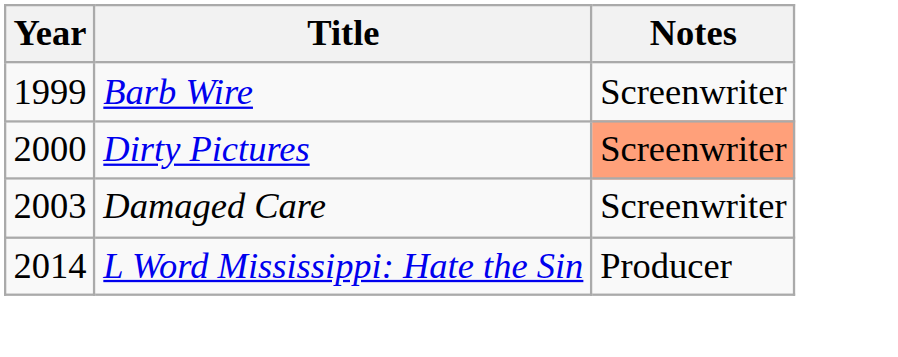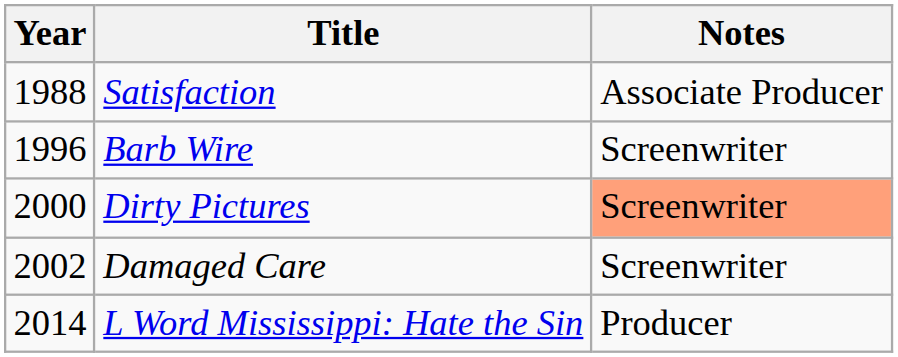+ row: (189, 91)
(50, 91) 1999 -> (50, 149) 1996
(50, 206) 2003 -> (50, 264) 2002
